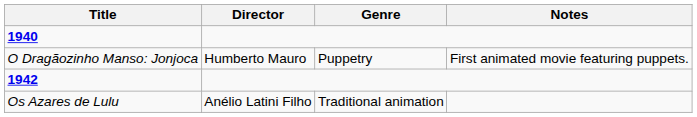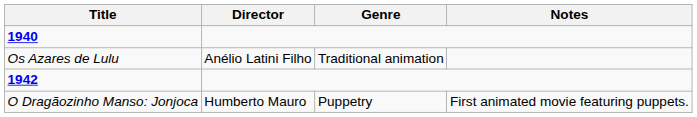rows swapped: (63, 101) <-> (103, 58)
